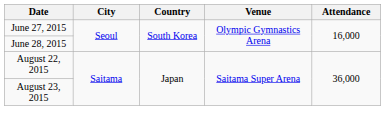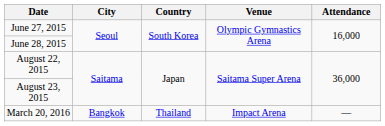+ row: (38, 113)
